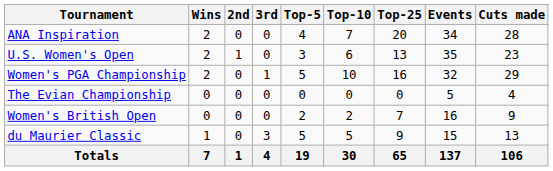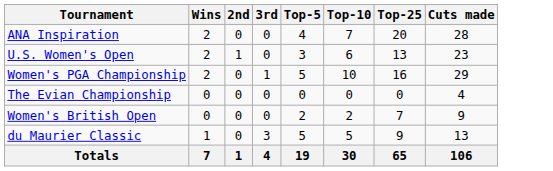- column: (450, 15)
